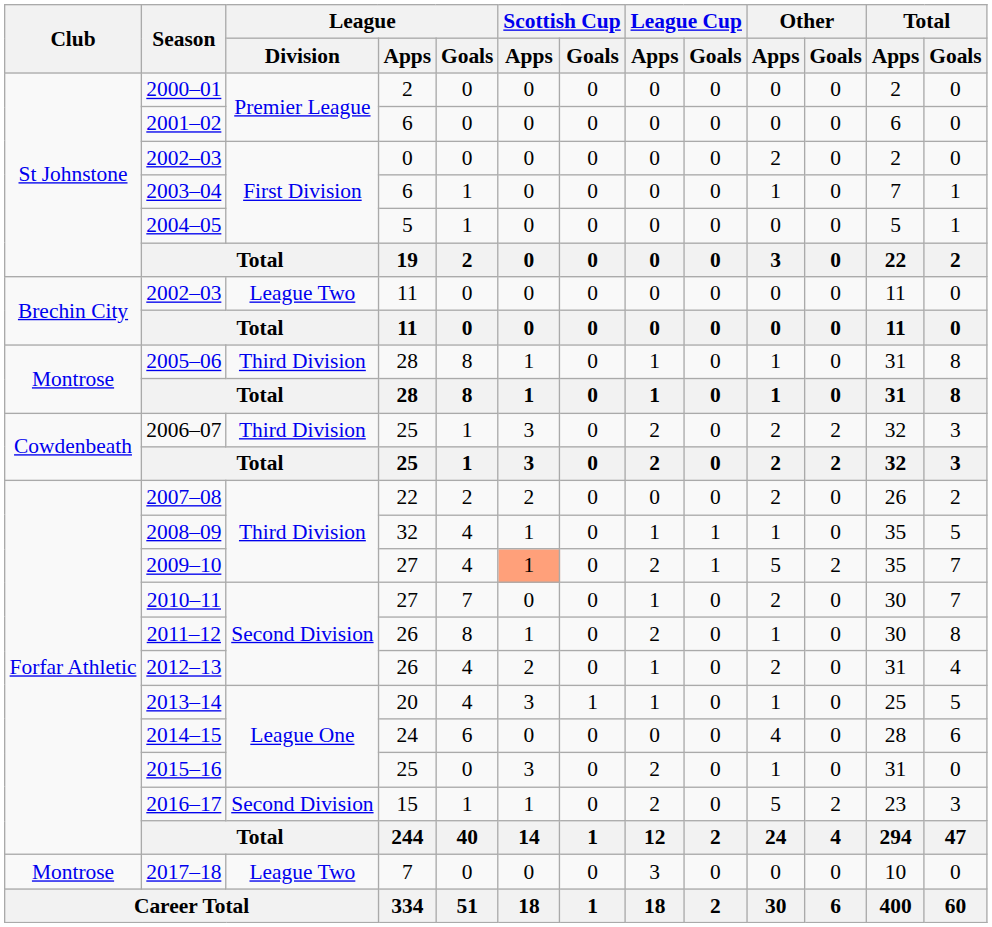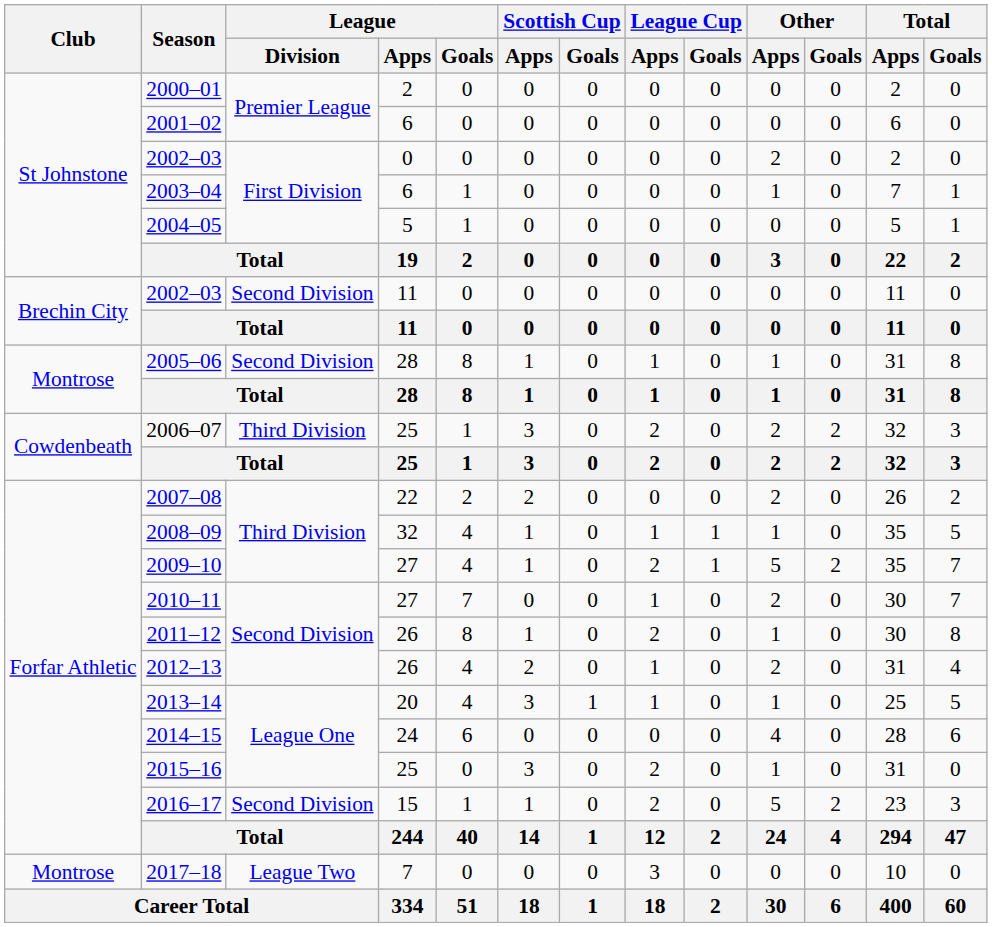(302, 293) League Two -> (302, 293) Second Division
(302, 361) Third Division -> (302, 361) Second Division
(529, 565) lightsalmon background -> (529, 565) no background
